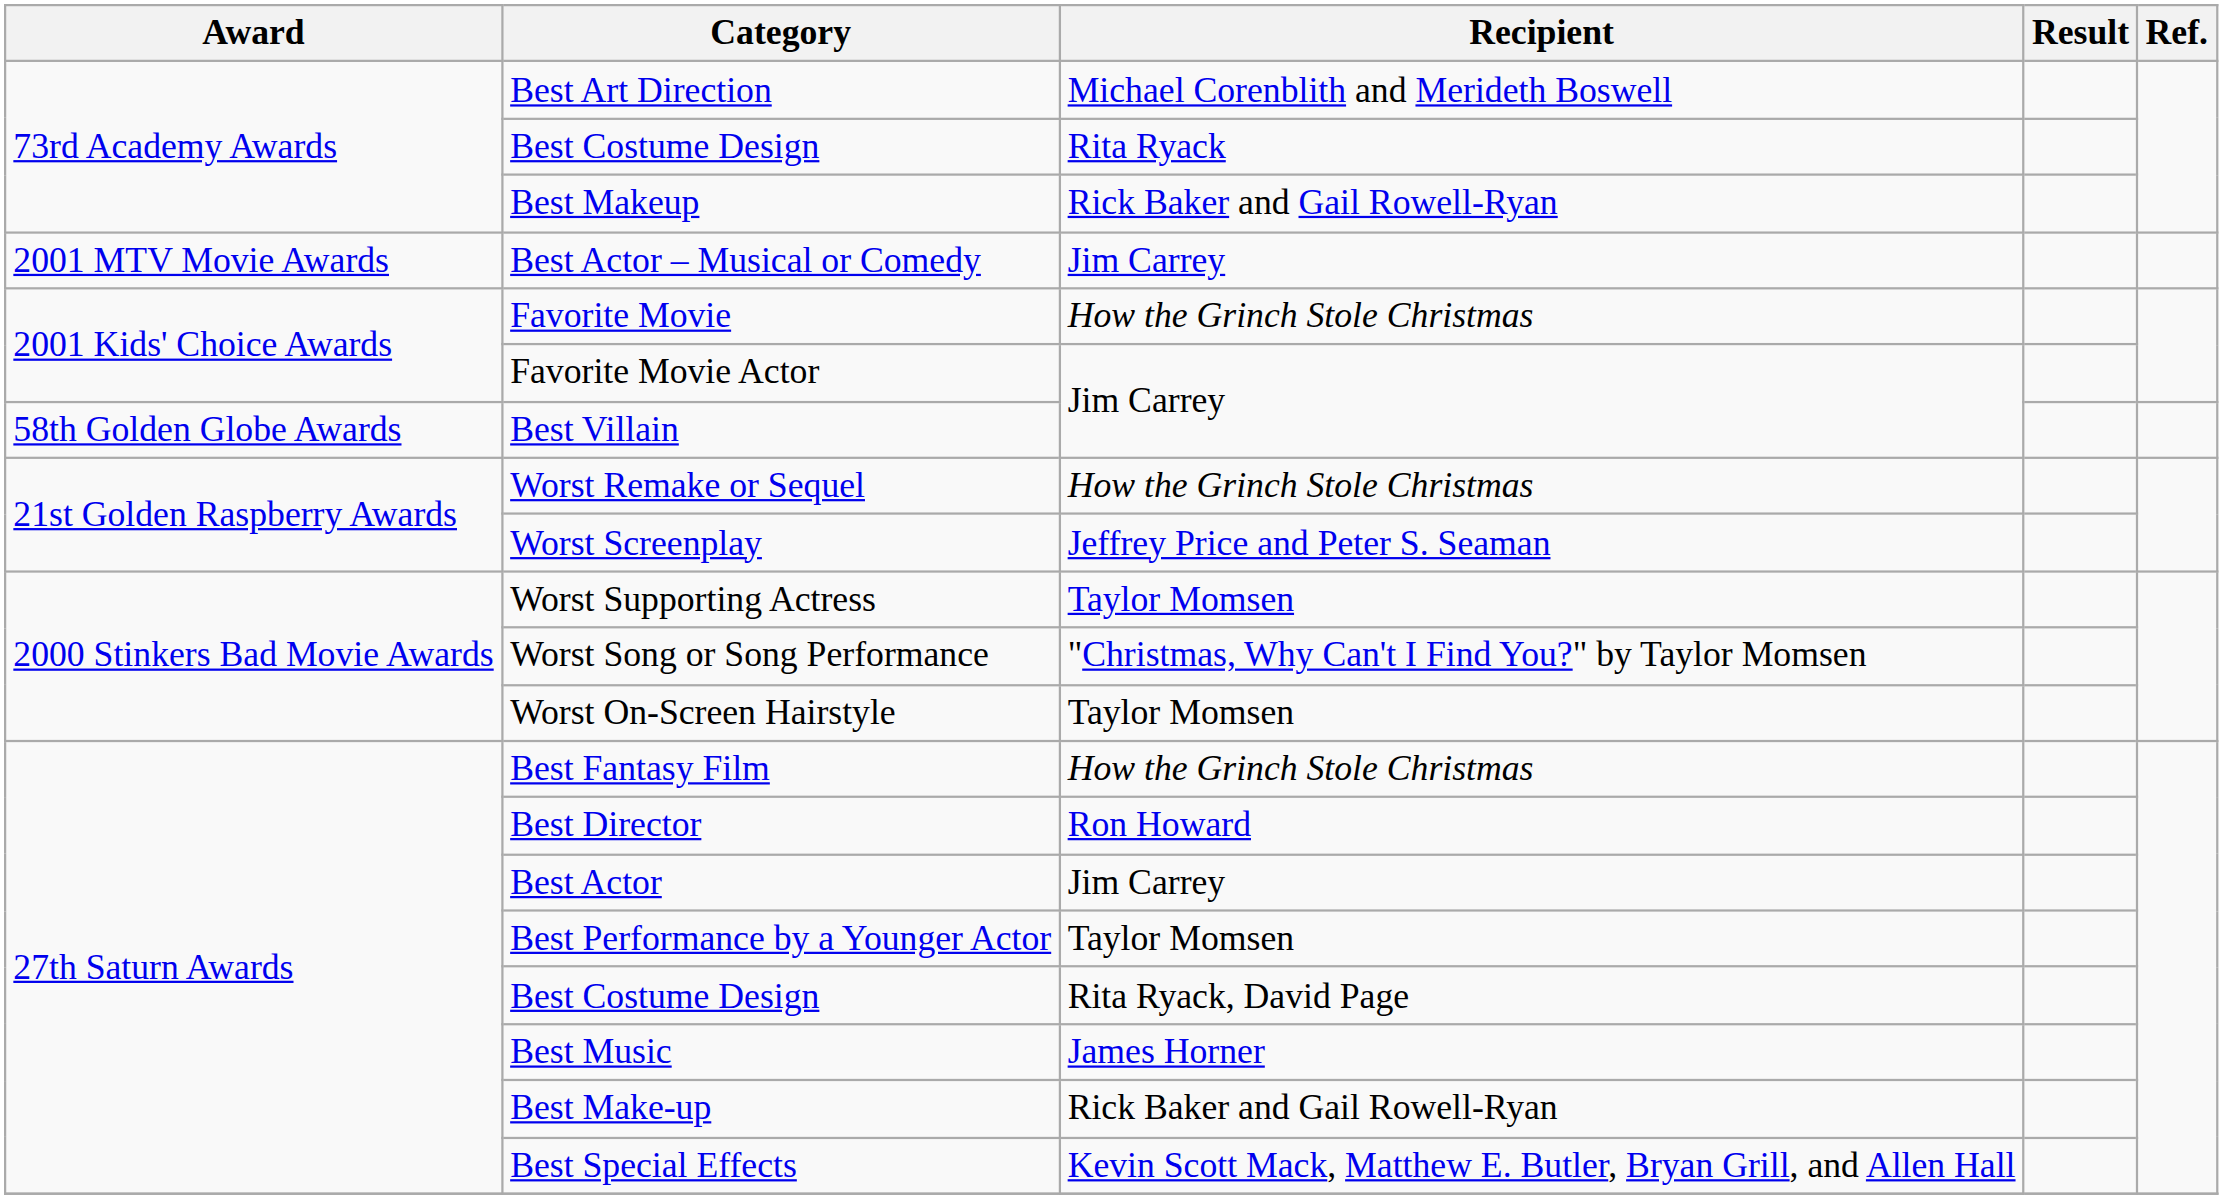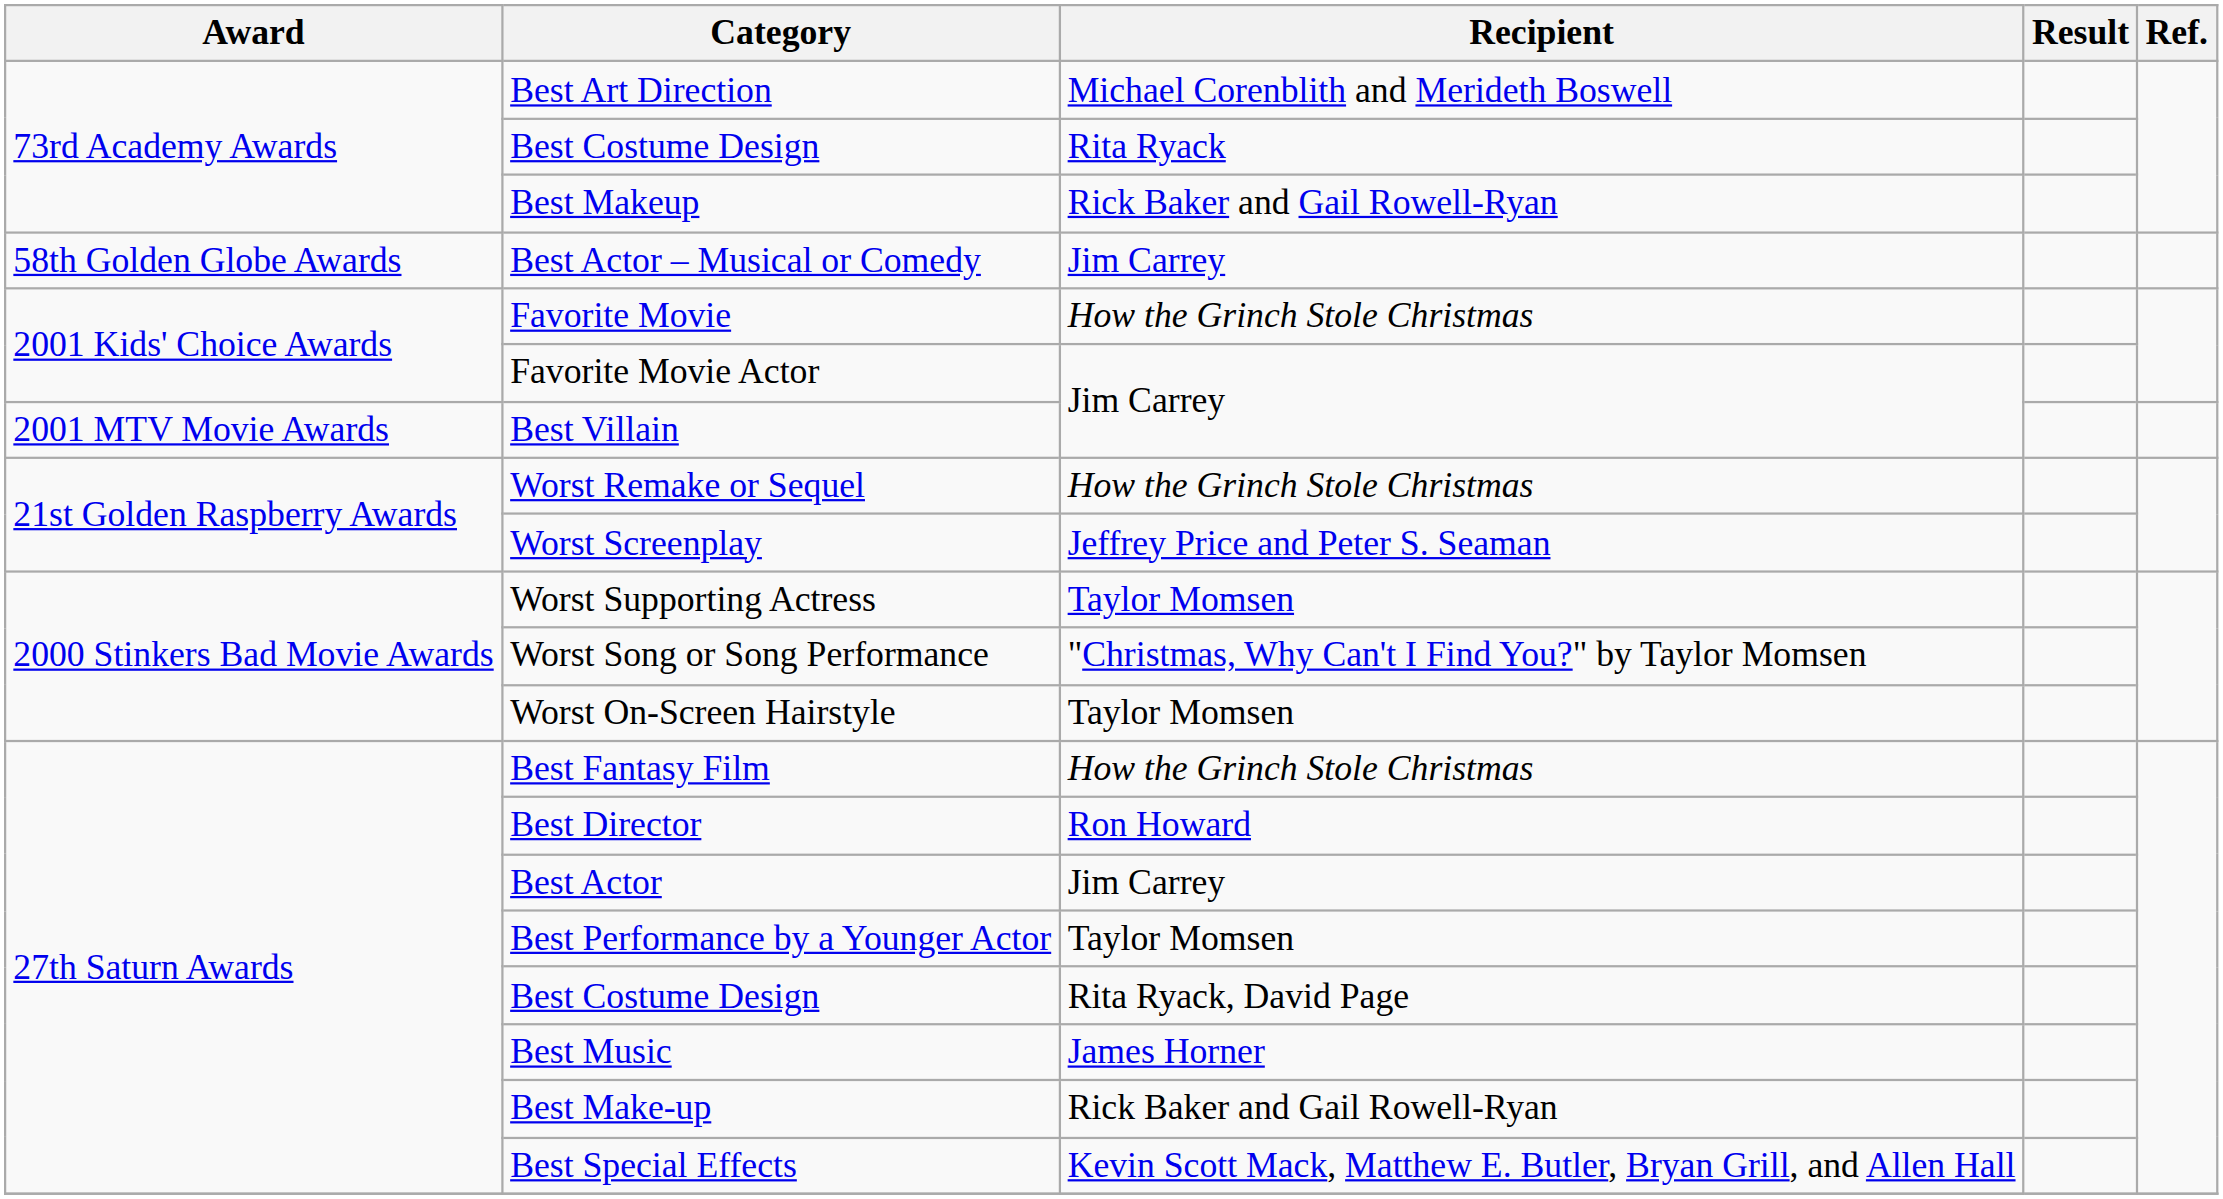(201, 259) 2001 MTV Movie Awards -> (207, 259) 58th Golden Globe Awards
(207, 428) 58th Golden Globe Awards -> (201, 428) 2001 MTV Movie Awards
